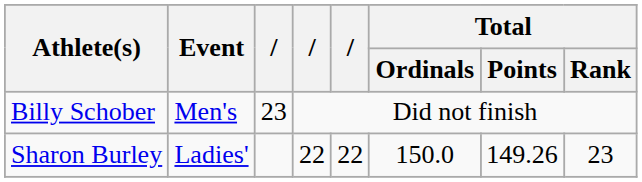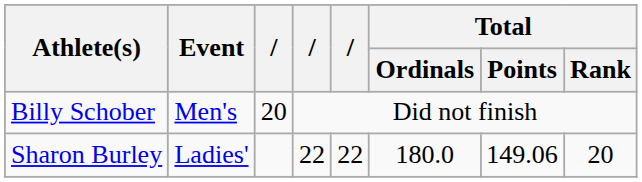(274, 112) 23 -> (274, 112) 20
(425, 155) 150.0 -> (425, 155) 180.0
(522, 155) 149.26 -> (522, 155) 149.06
(601, 155) 23 -> (601, 155) 20
